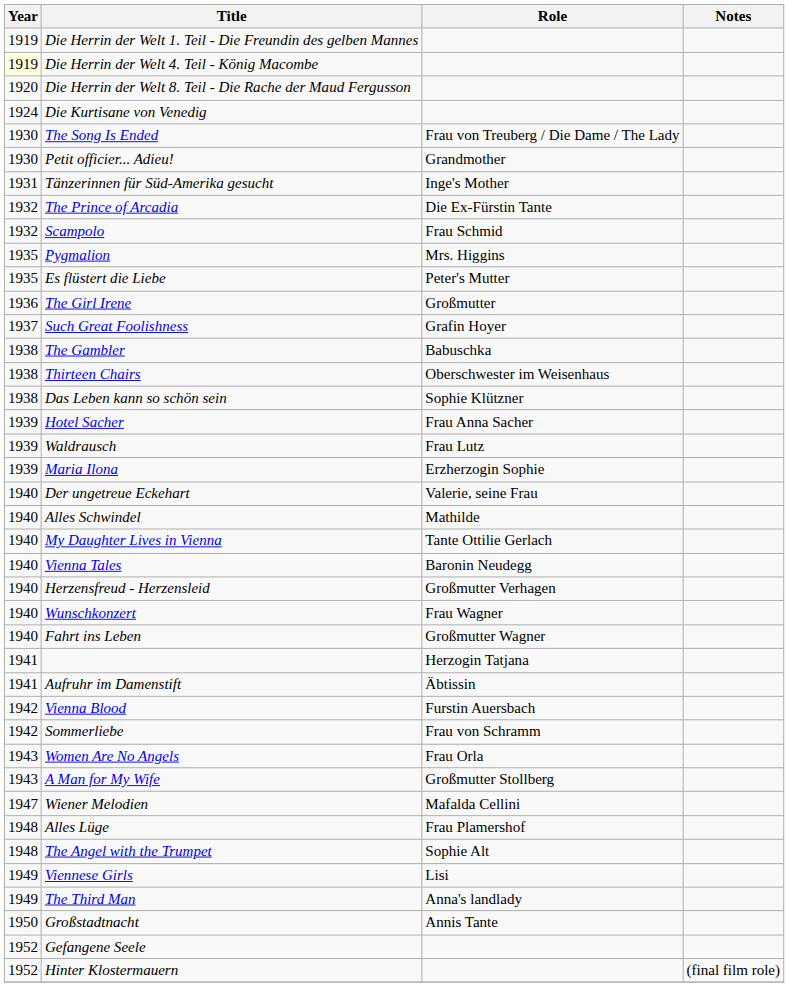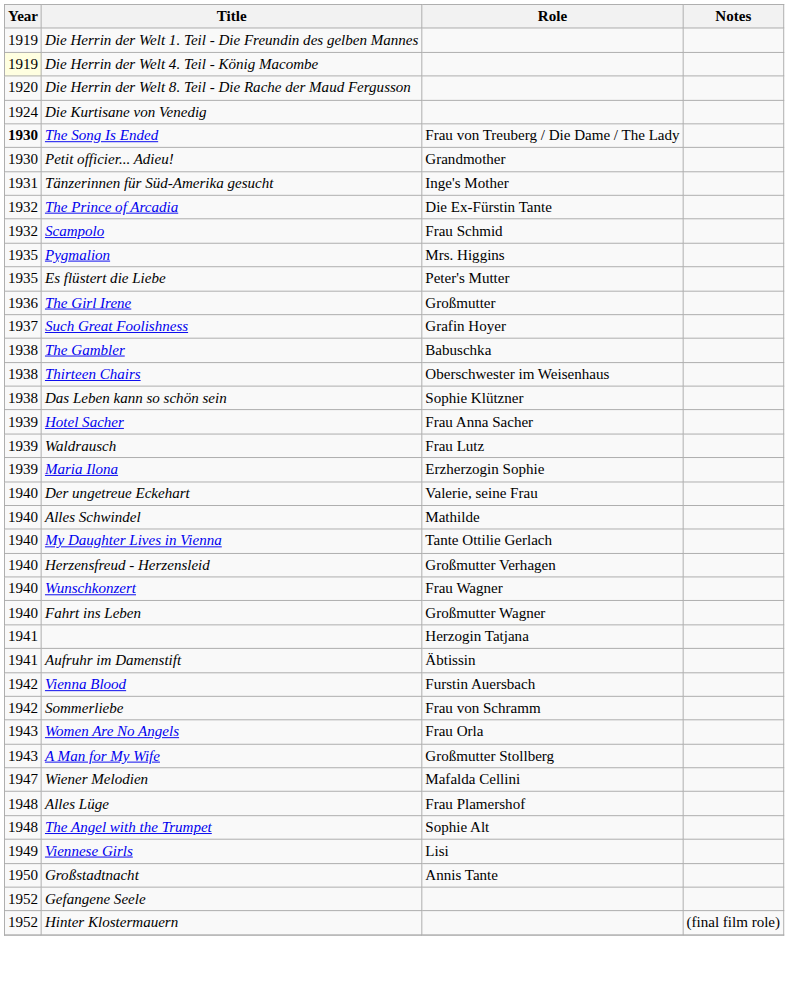(23, 135) normal -> (23, 135) bold
- row: (83, 565)
- row: (90, 898)
